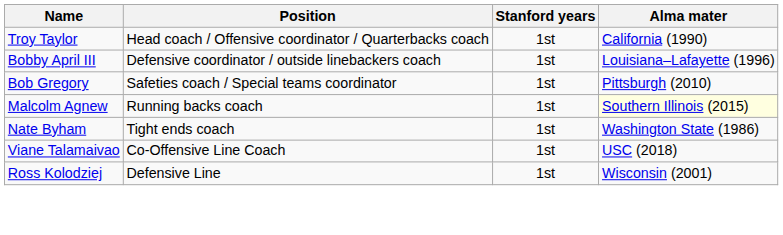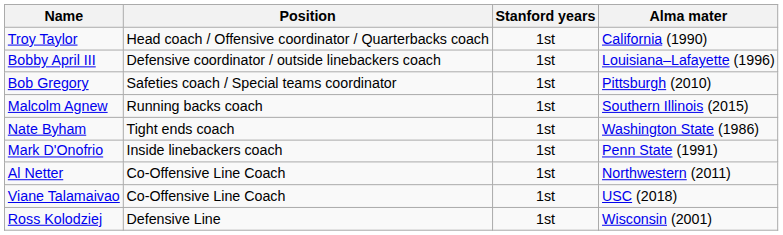(675, 106) lightyellow background -> (675, 106) no background
+ row: (56, 151)
+ row: (36, 174)
